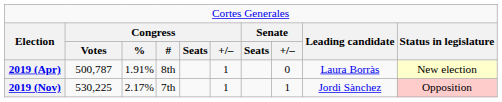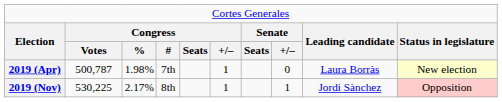(139, 69) 1.91% -> (139, 69) 1.98%
(168, 69) 8th -> (168, 69) 7th
(168, 88) 7th -> (168, 88) 8th
